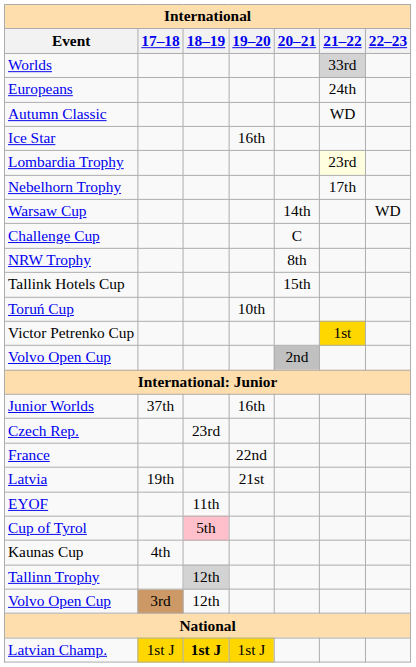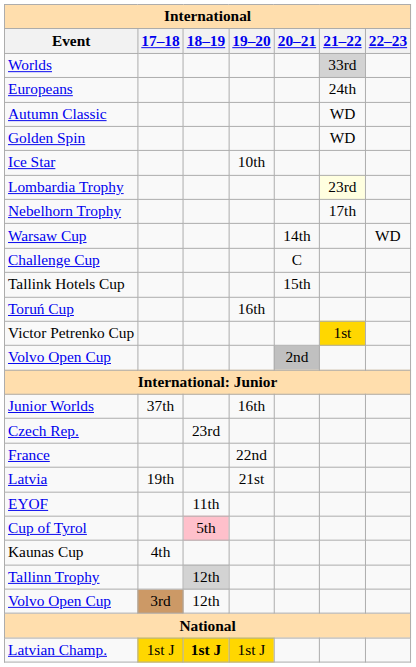+ row: (47, 138)
(251, 138) 16th -> (251, 162) 10th
- row: (49, 260)
(251, 308) 10th -> (251, 308) 16th
